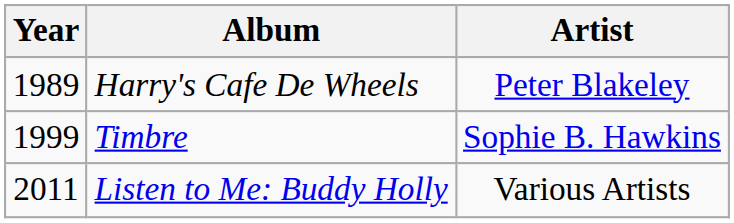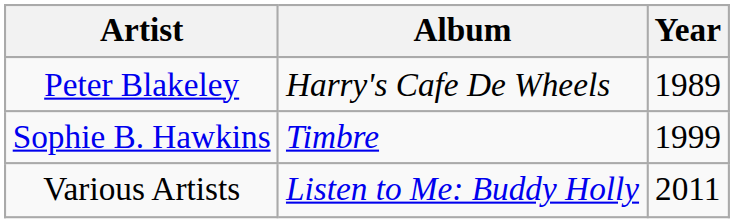columns swapped: (46, 30) <-> (592, 30)
